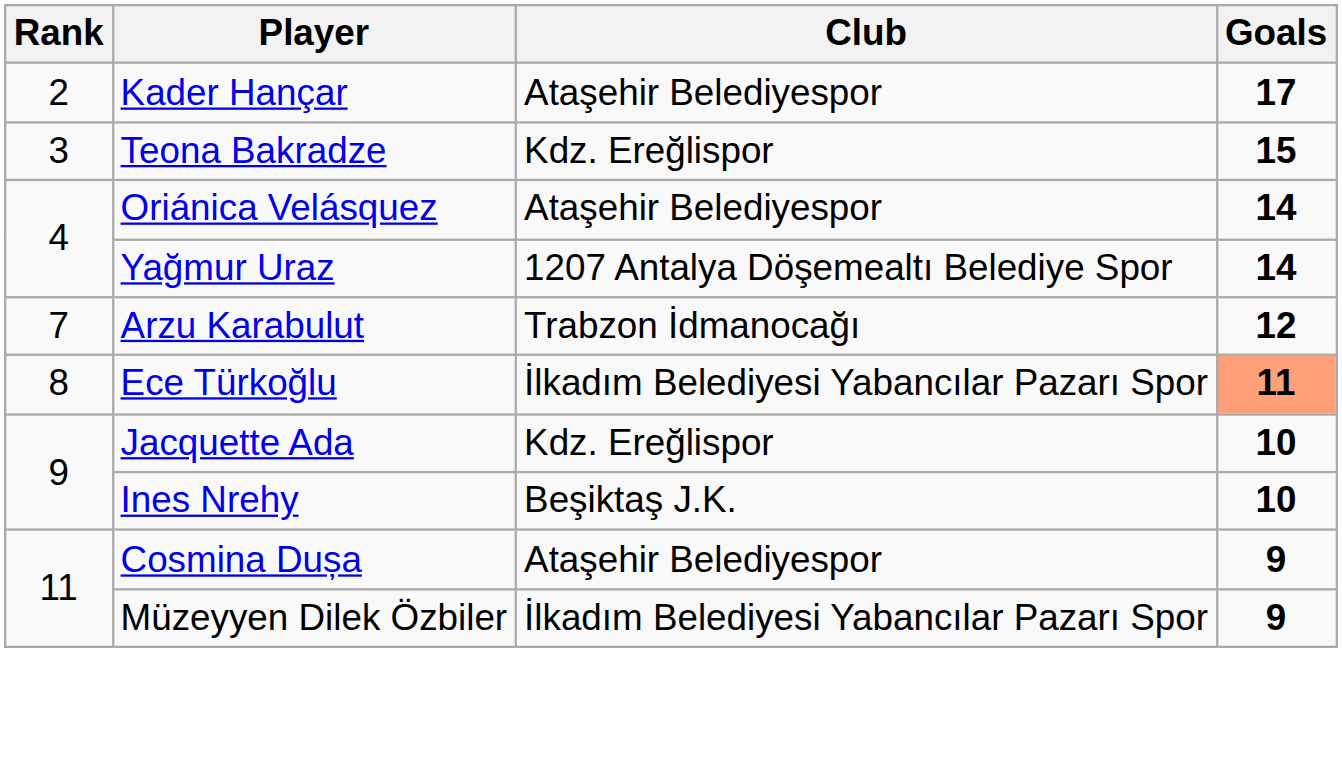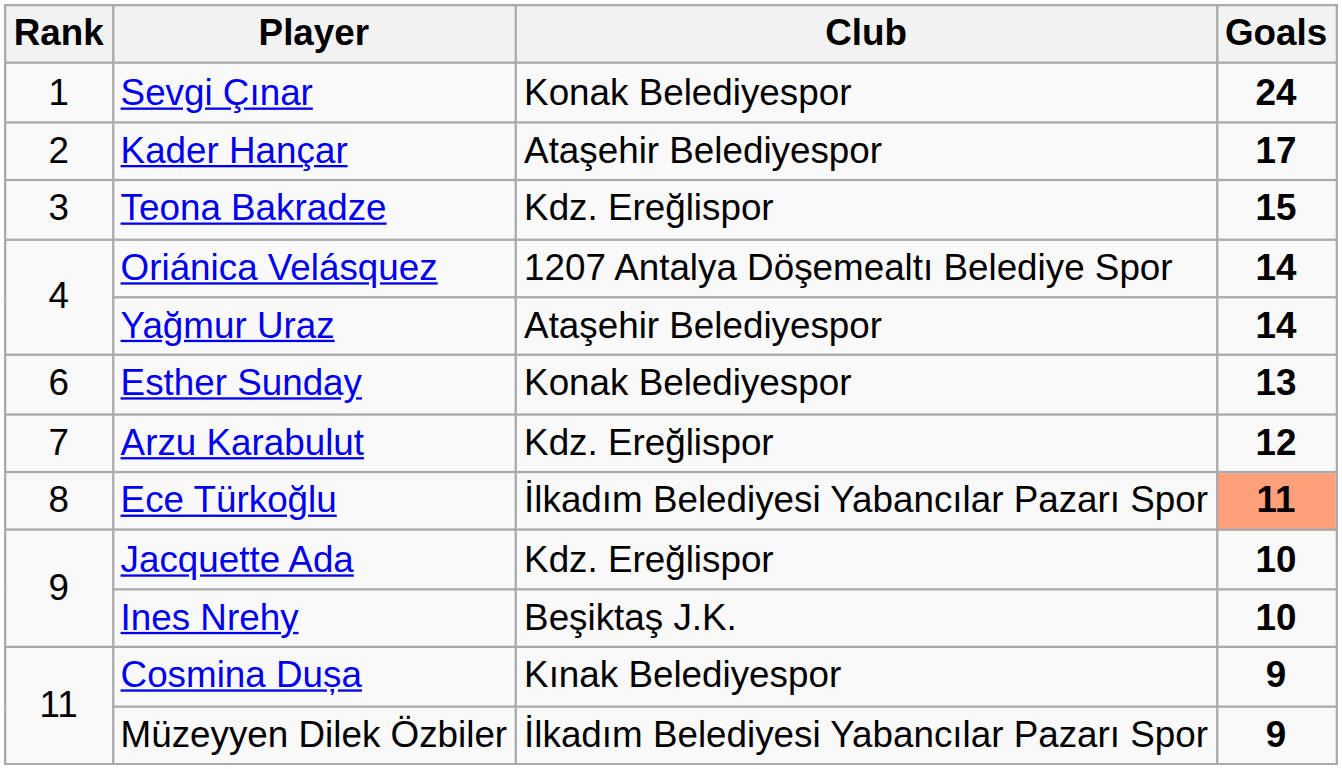+ row: (217, 92)
(703, 208) Ataşehir Belediyespor -> (848, 267) 1207 Antalya Döşemealtı Belediye Spor
(848, 267) 1207 Antalya Döşemealtı Belediye Spor -> (703, 325) Ataşehir Belediyespor
+ row: (241, 383)
(692, 325) Trabzon İdmanocağı -> (649, 442) Kdz. Ereğlispor
(703, 558) Ataşehir Belediyespor -> (683, 675) Kınak Belediyespor
